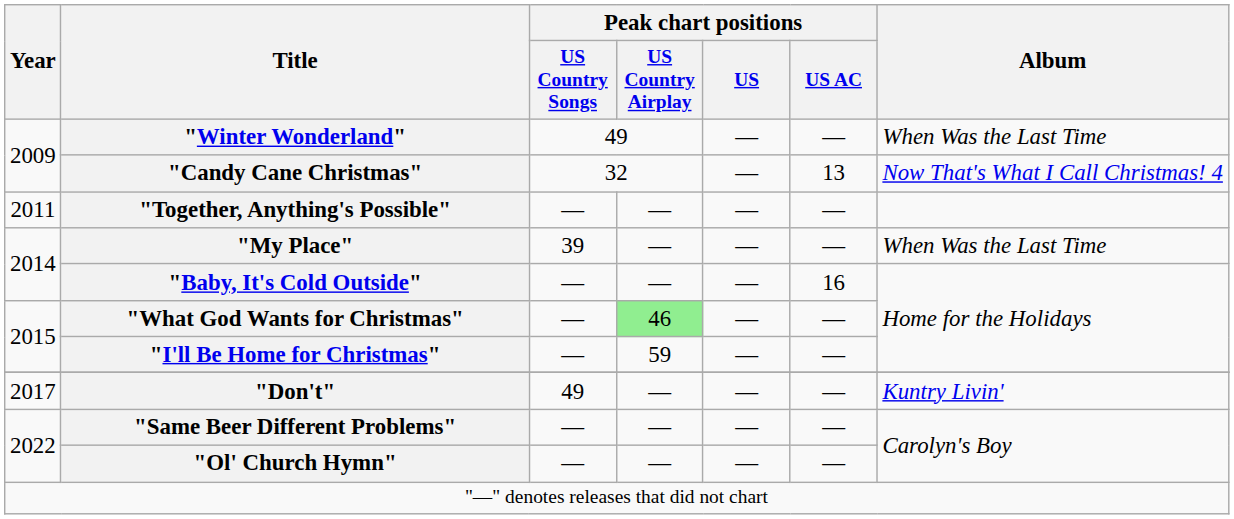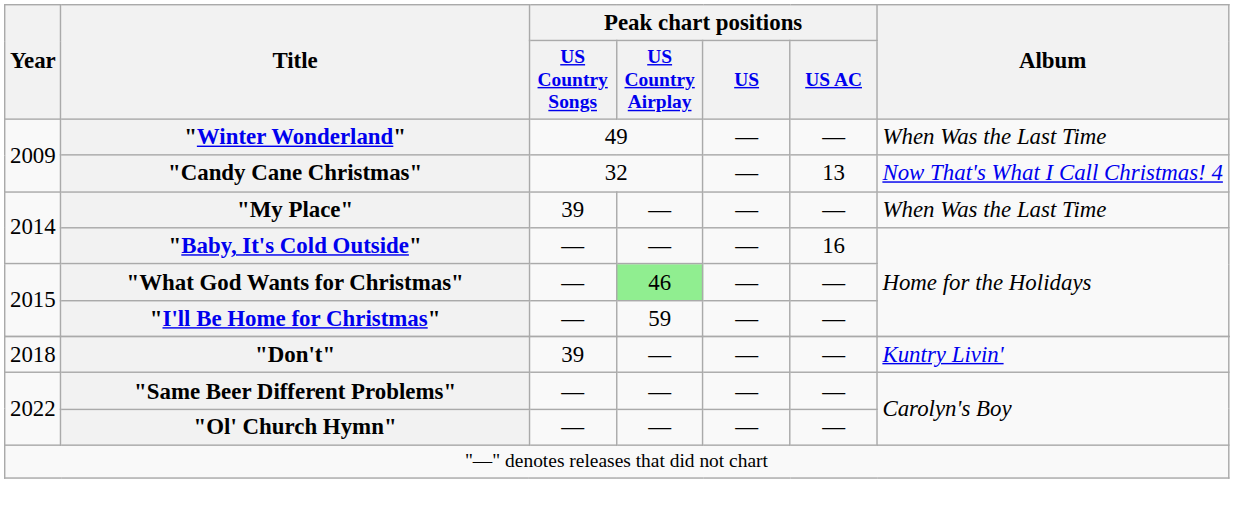- row: (295, 209)
(33, 390) 2017 -> (33, 354) 2018
(573, 390) 49 -> (573, 354) 39
